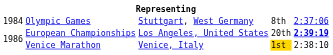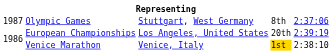(13, 21) 1984 -> (13, 21) 1987
(311, 33) bold -> (311, 33) normal
